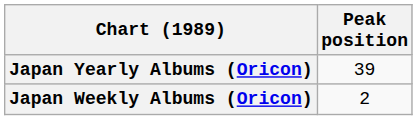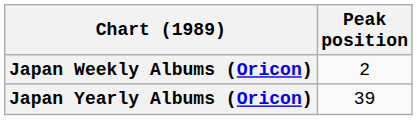rows swapped: (161, 99) <-> (161, 70)
